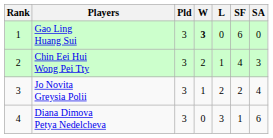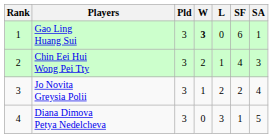(258, 35) 0 -> (258, 35) 1
(258, 119) 6 -> (258, 119) 5
